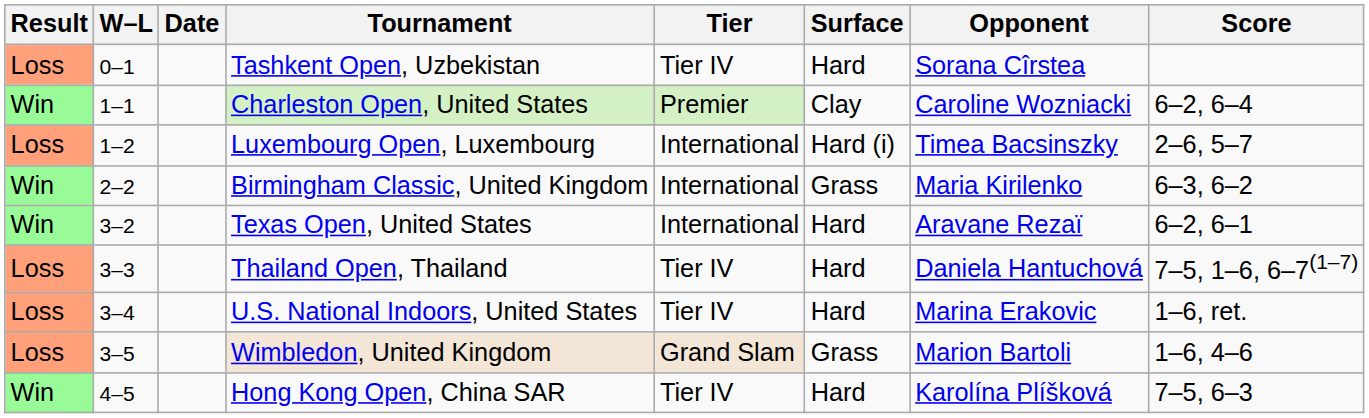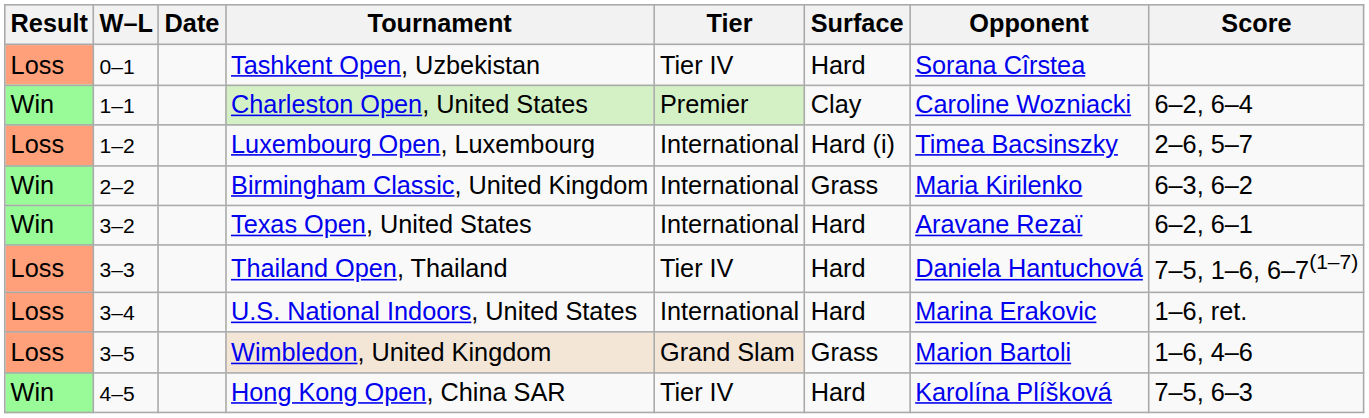(697, 312) Tier IV -> (730, 312) International
